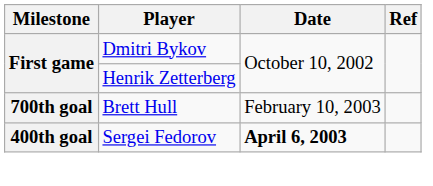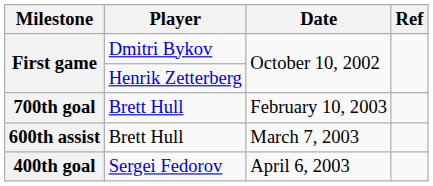+ row: (54, 136)
(295, 136) bold -> (300, 166) normal
